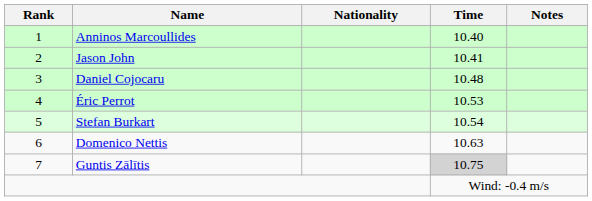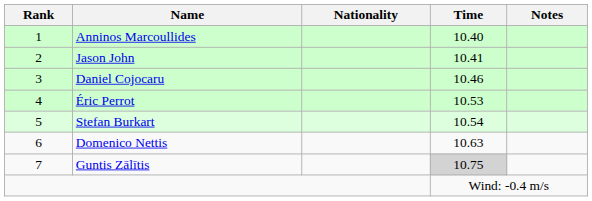(468, 79) 10.48 -> (468, 79) 10.46
